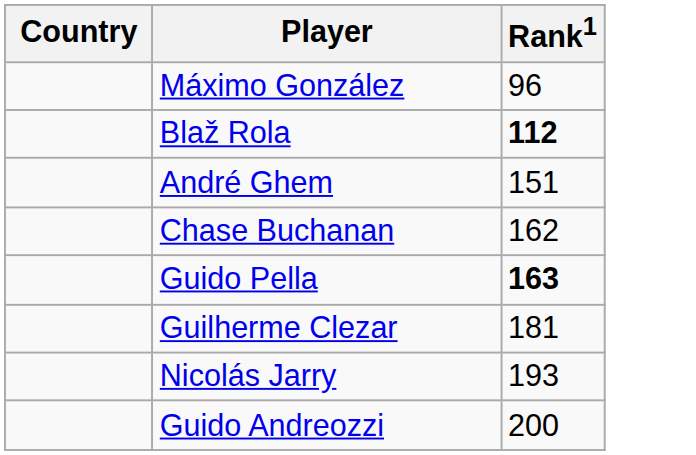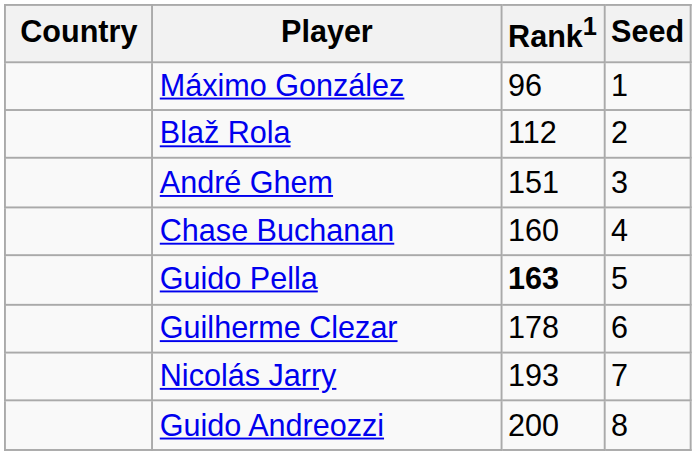+ column: (648, 32)
(533, 133) bold -> (532, 133) normal
(534, 230) 162 -> (534, 230) 160
(534, 327) 181 -> (534, 327) 178
